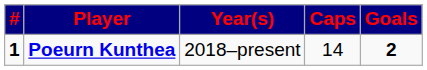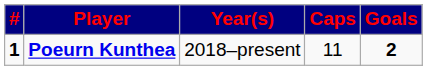(333, 49) 14 -> (333, 49) 11
